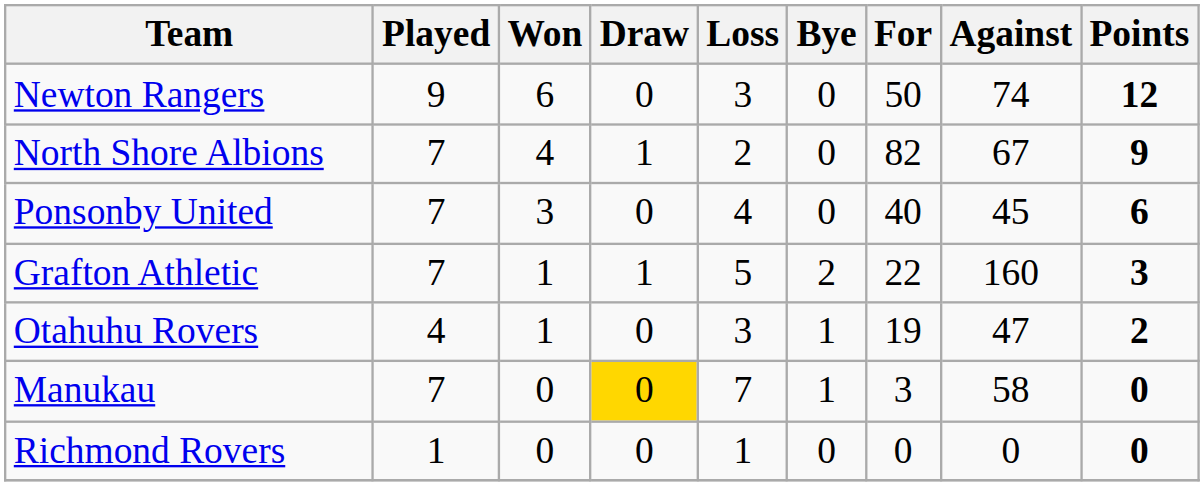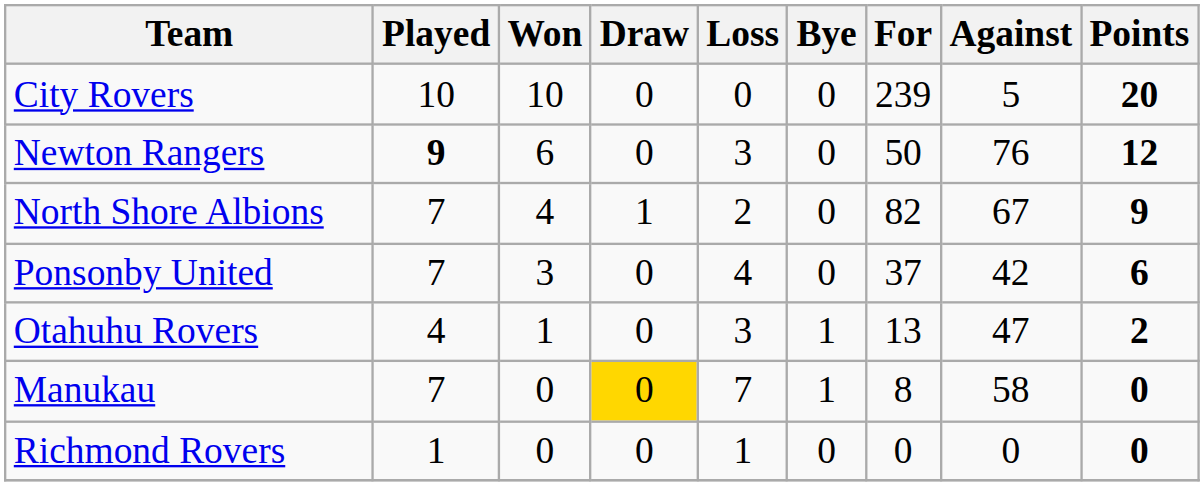+ row: (104, 93)
(436, 93) normal -> (436, 152) bold
(1011, 93) 74 -> (1011, 152) 76
(903, 212) 40 -> (903, 271) 37
(1011, 212) 45 -> (1011, 271) 42
- row: (136, 271)
(903, 331) 19 -> (903, 331) 13
(903, 390) 3 -> (903, 390) 8
